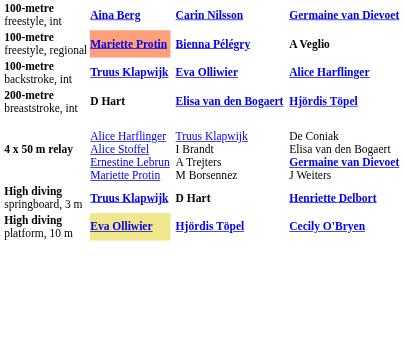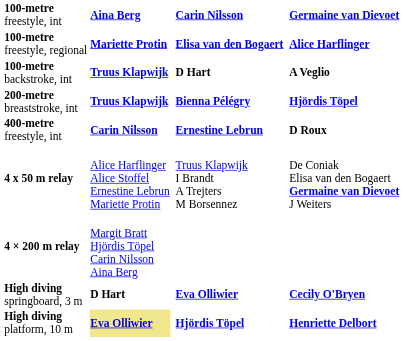(129, 44) lightsalmon background -> (129, 44) no background
(213, 44) Bienna Pélégry -> (230, 44) Elisa van den Bogaert
(310, 44) A Veglio -> (329, 44) Alice Harflinger
(207, 72) Eva Olliwier -> (193, 72) D Hart
(329, 72) Alice Harflinger -> (310, 72) A Veglio
(108, 101) D Hart -> (129, 101) Truus Klapwijk
(230, 101) Elisa van den Bogaert -> (213, 101) Bienna Pélégry
+ row: (33, 130)
+ row: (42, 246)
(129, 198) Truus Klapwijk -> (108, 294) D Hart
(193, 198) D Hart -> (207, 294) Eva Olliwier
(333, 198) Henriette Delbort -> (327, 294) Cecily O'Bryen
(327, 226) Cecily O'Bryen -> (333, 323) Henriette Delbort
